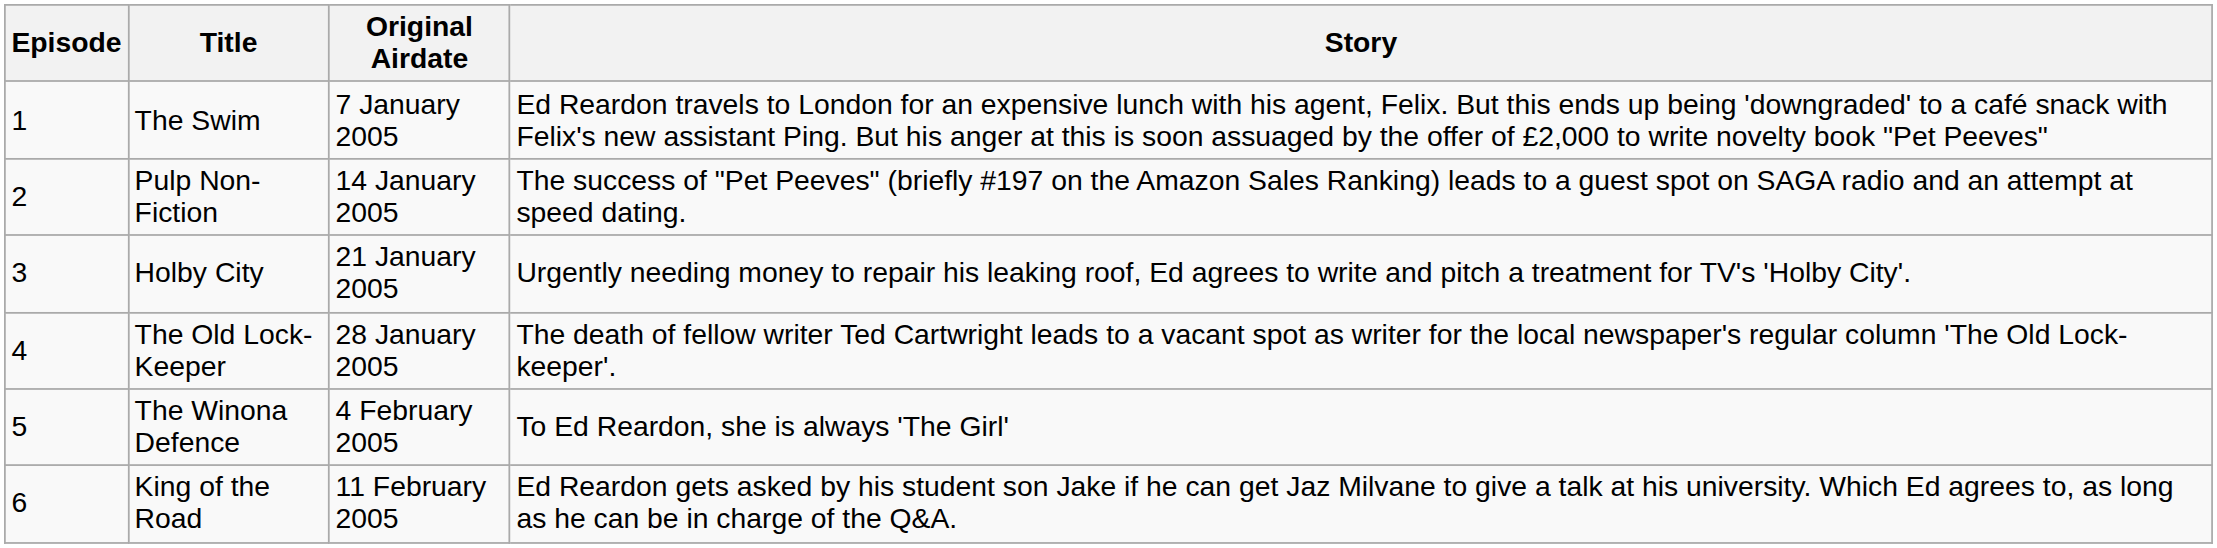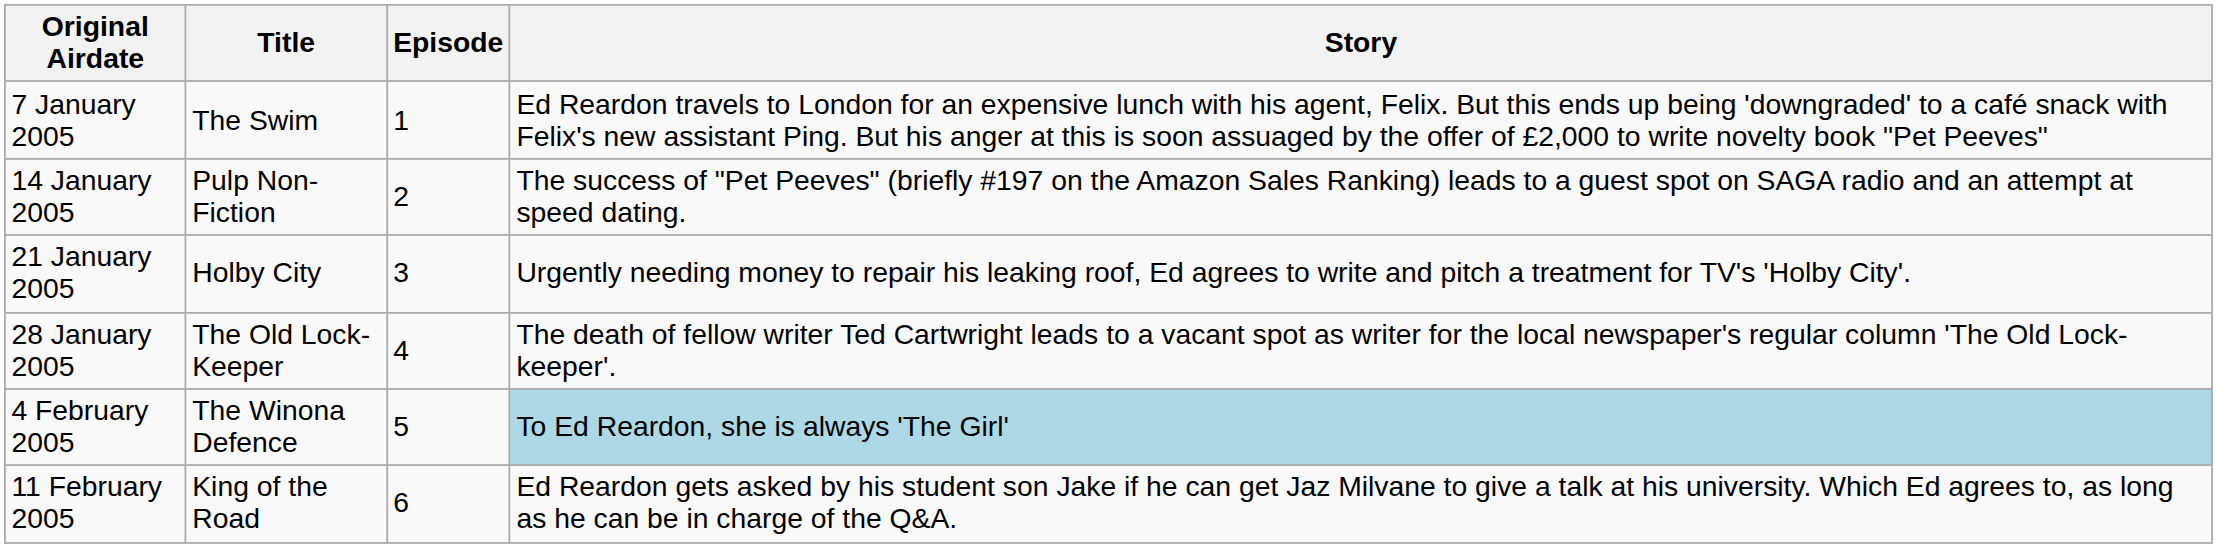columns swapped: (66, 42) <-> (419, 42)
(763, 426) no background -> (763, 426) lightblue background
